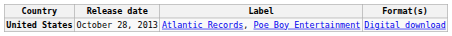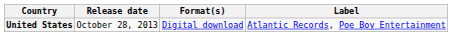columns swapped: (405, 11) <-> (261, 11)
